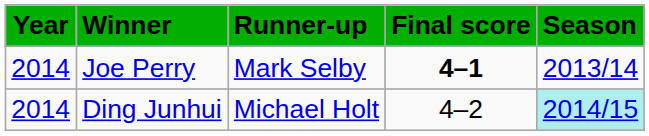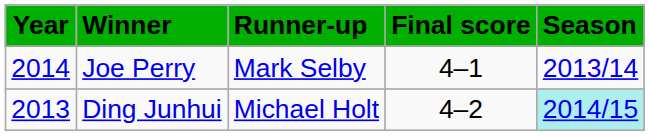(461, 67) bold -> (461, 67) normal
(41, 109) 2014 -> (41, 109) 2013
